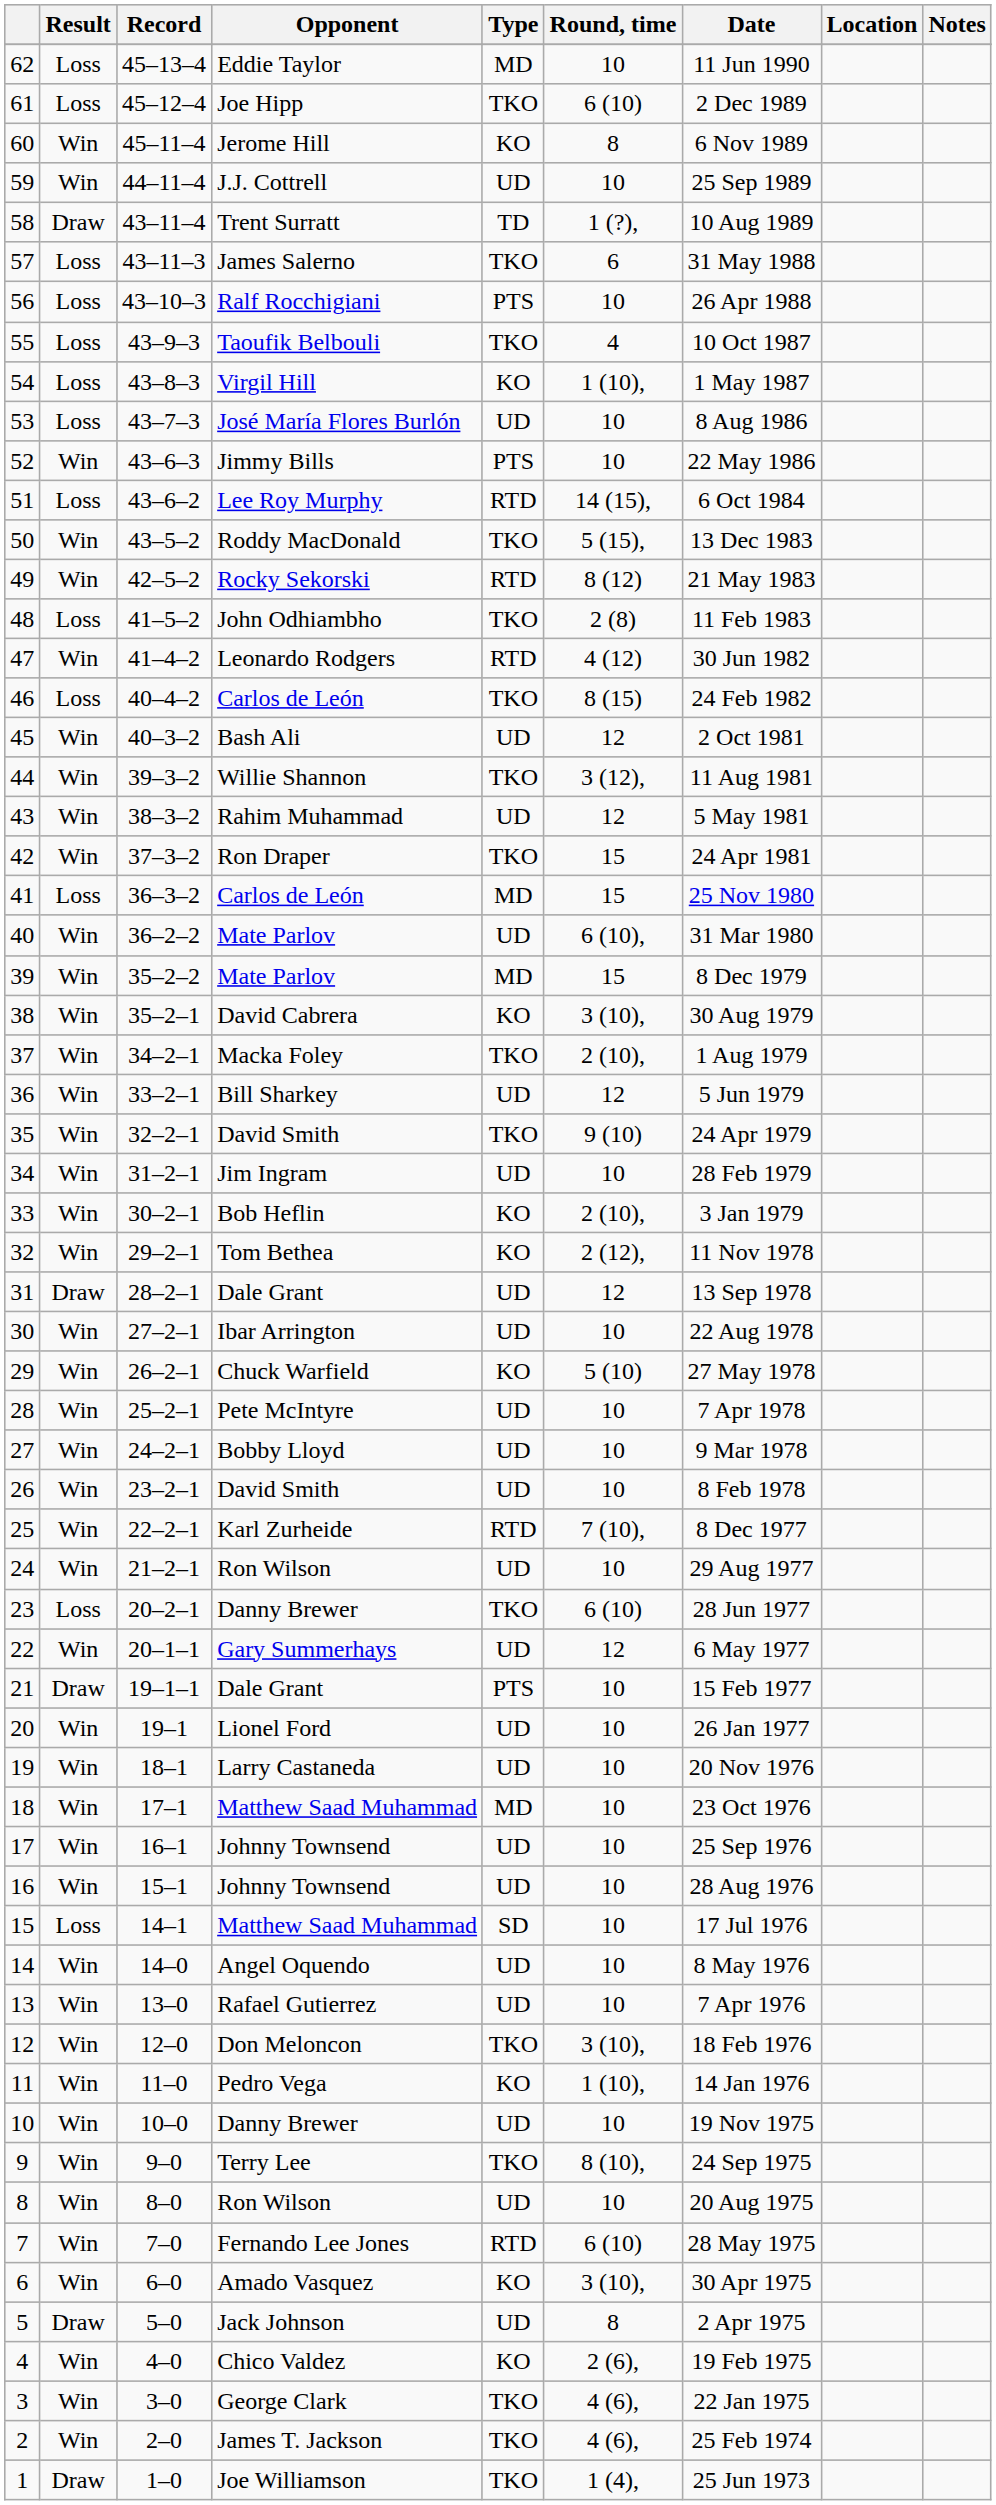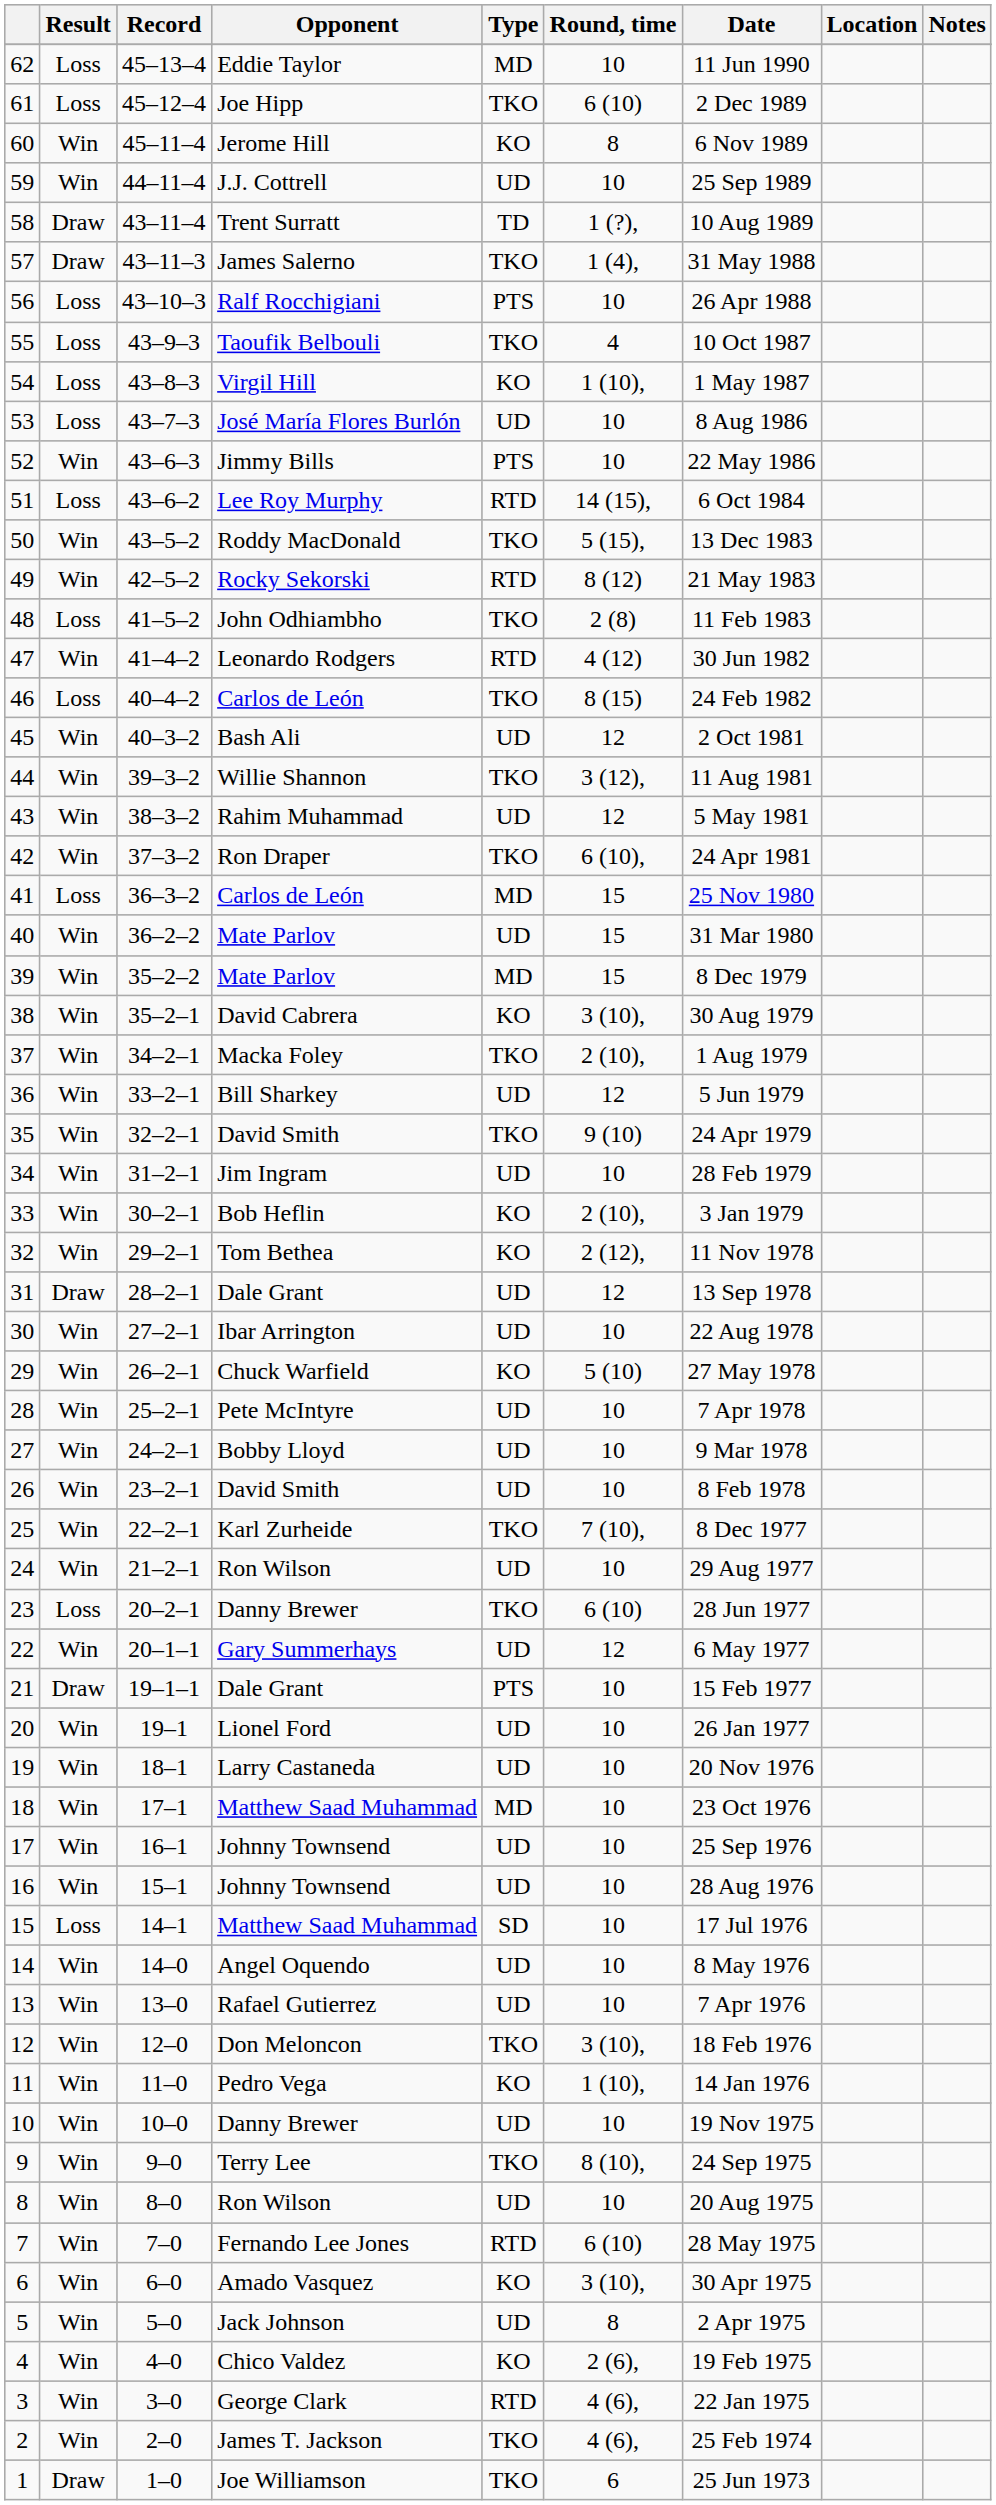(78, 262) Loss -> (78, 262) Draw
(613, 262) 6 -> (613, 262) 1 (4),
(613, 856) 15 -> (613, 856) 6 (10),
(613, 935) 6 (10), -> (613, 935) 15
(513, 1529) RTD -> (513, 1529) TKO
(78, 2321) Draw -> (78, 2321) Win
(513, 2400) TKO -> (513, 2400) RTD
(613, 2479) 1 (4), -> (613, 2479) 6
